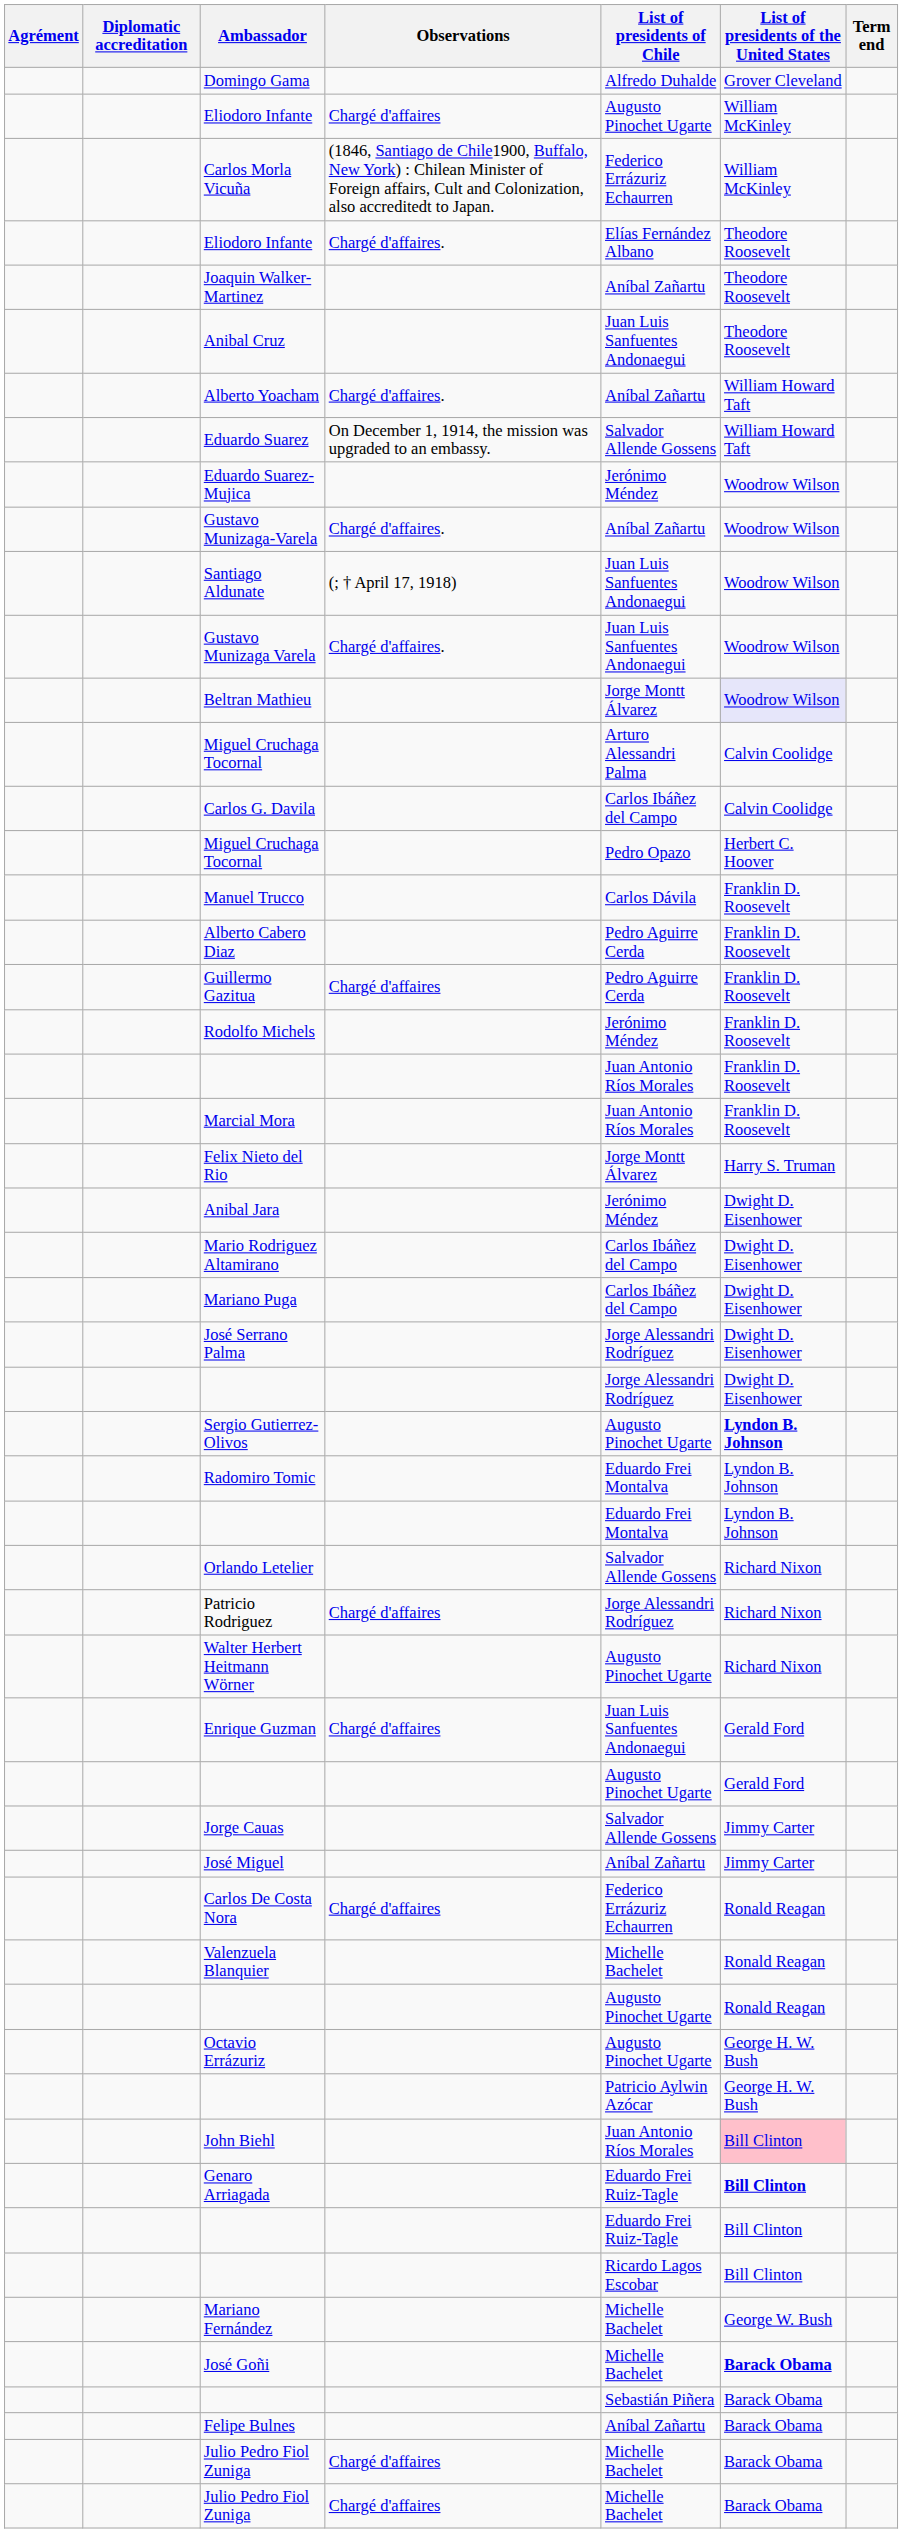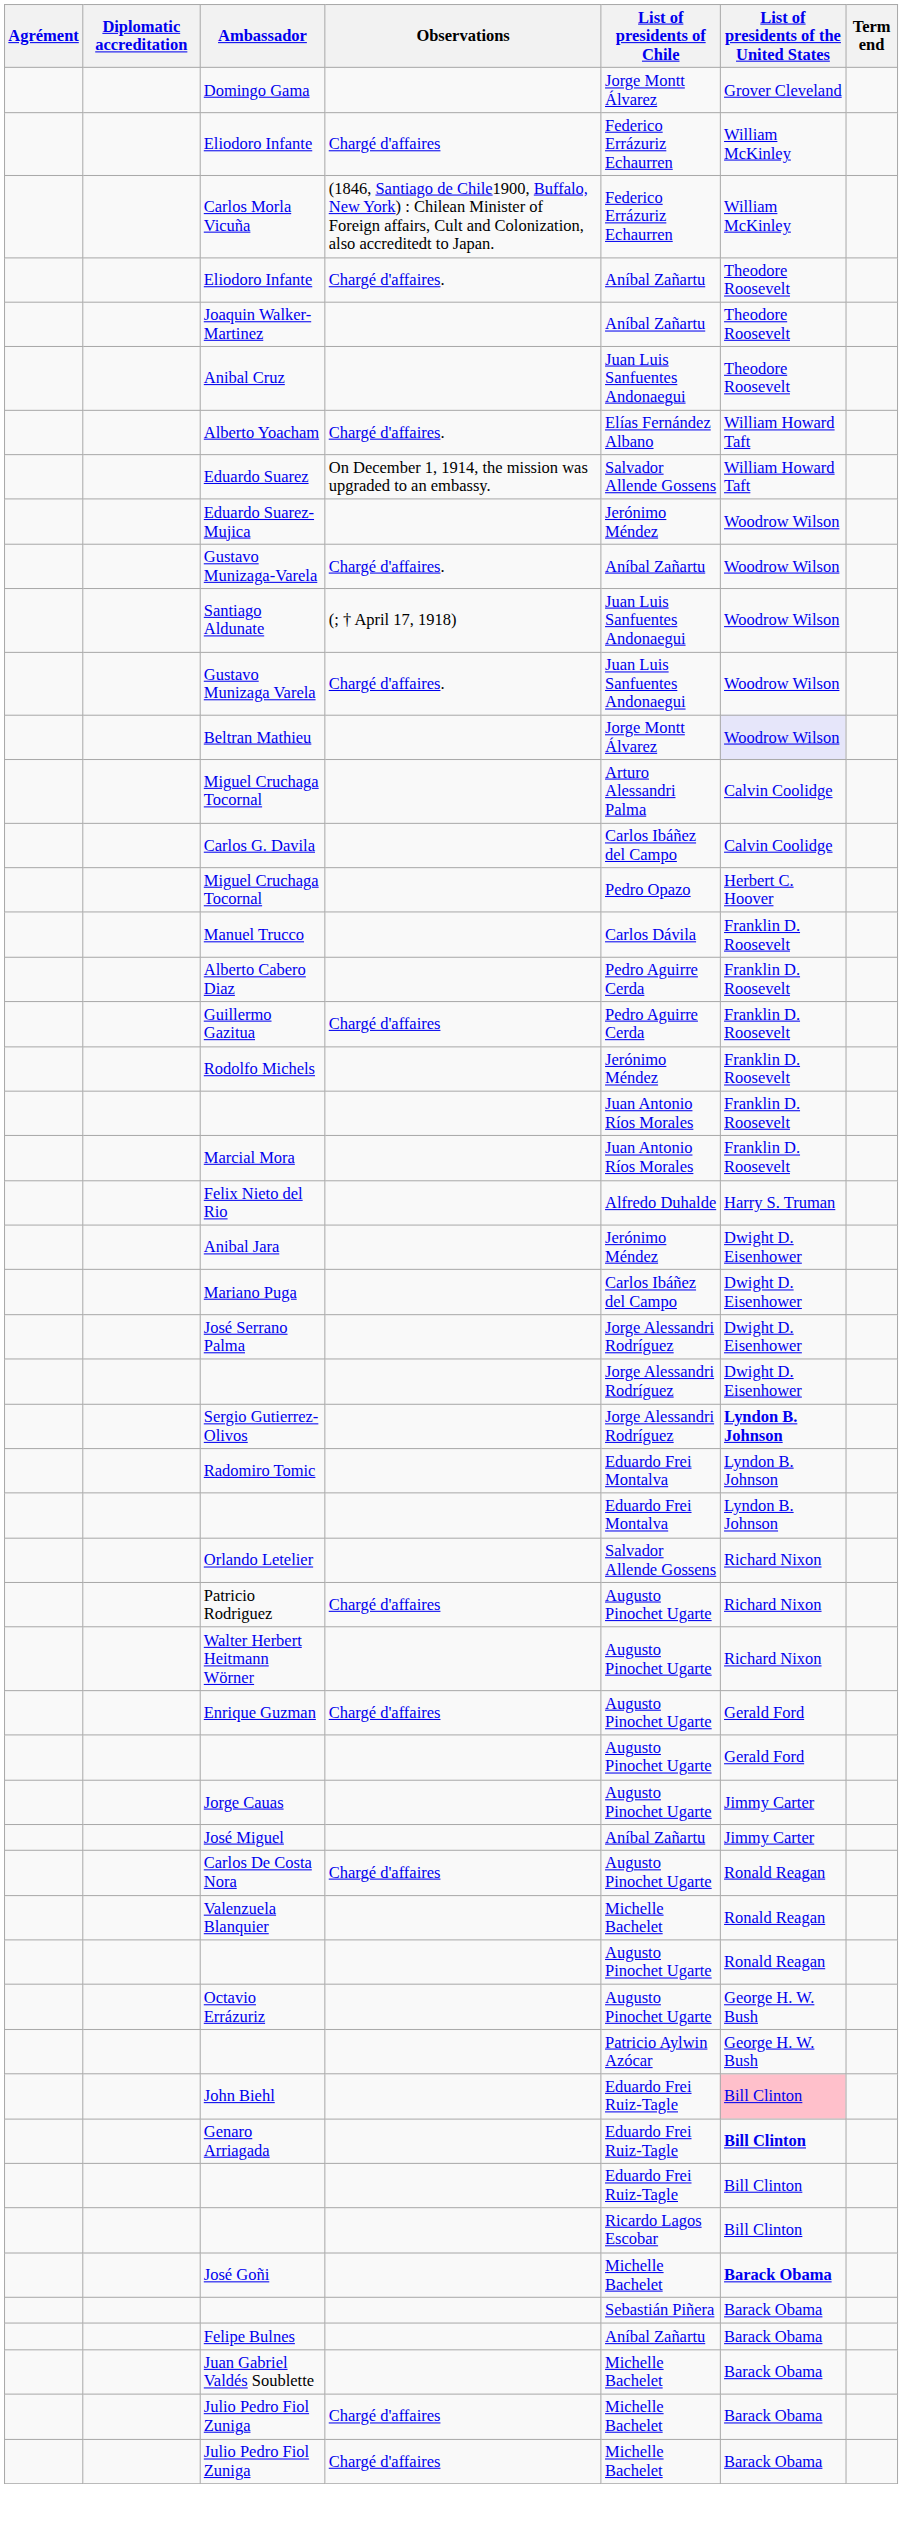(661, 80) Alfredo Duhalde -> (645, 90) Jorge Montt Álvarez
(658, 116) Augusto Pinochet Ugarte -> (639, 144) Federico Errázuriz Echaurren
(658, 242) Elías Fernández Albano -> (655, 279) Aníbal Zañartu
(655, 395) Aníbal Zañartu -> (658, 432) Elías Fernández Albano
(645, 1165) Jorge Montt Álvarez -> (661, 1202) Alfredo Duhalde
- row: (260, 1254)
(658, 1433) Augusto Pinochet Ugarte -> (660, 1426) Jorge Alessandri Rodríguez
(660, 1612) Jorge Alessandri Rodríguez -> (658, 1604) Augusto Pinochet Ugarte
(645, 1729) Juan Luis Sanfuentes Andonaegui -> (658, 1712) Augusto Pinochet Ugarte
(661, 1828) Salvador Allende Gossens -> (658, 1802) Augusto Pinochet Ugarte
(639, 1908) Federico Errázuriz Echaurren -> (658, 1872) Augusto Pinochet Ugarte
(649, 2140) Juan Antonio Ríos Morales -> (648, 2096) Eduardo Frei Ruiz-Tagle
- row: (238, 2319)
+ row: (259, 2371)
